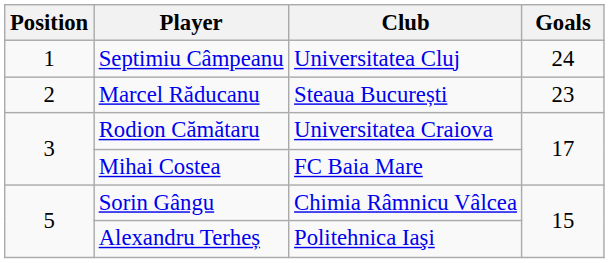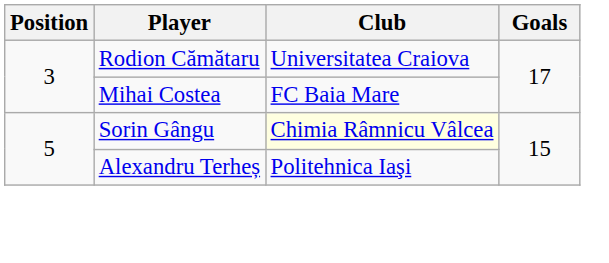- row: (191, 58)
- row: (179, 94)
(406, 202) no background -> (382, 130) lightyellow background
